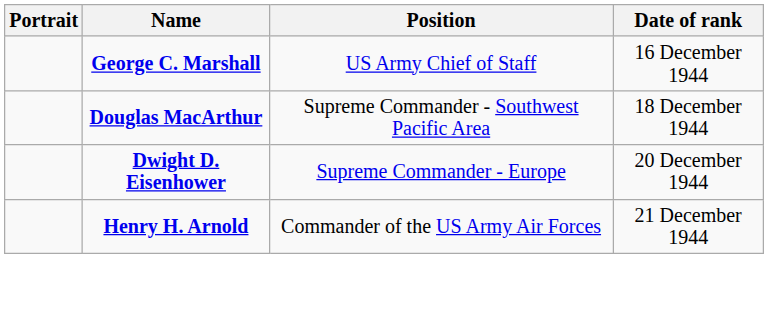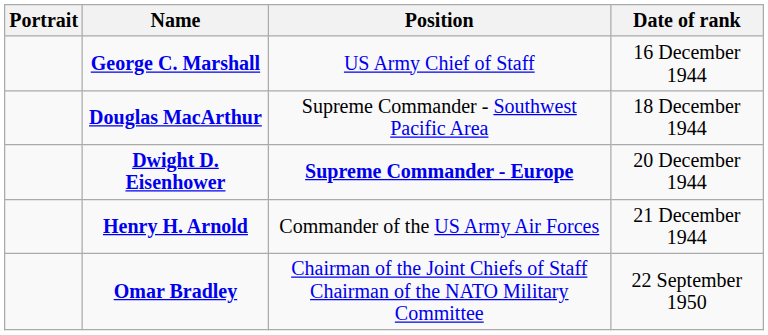(441, 171) normal -> (439, 171) bold
+ row: (175, 291)
